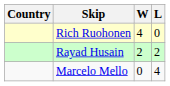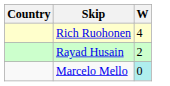- column: (158, 14)
(140, 71) no background -> (140, 71) paleturquoise background
